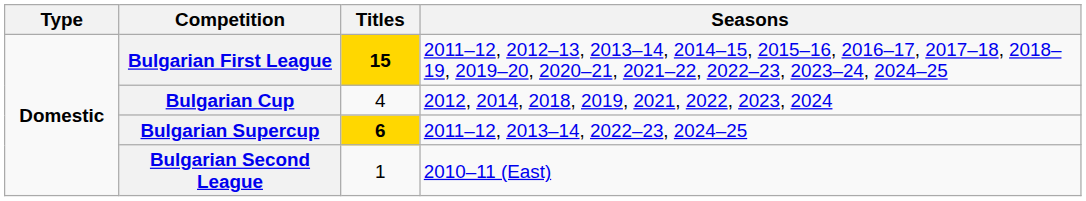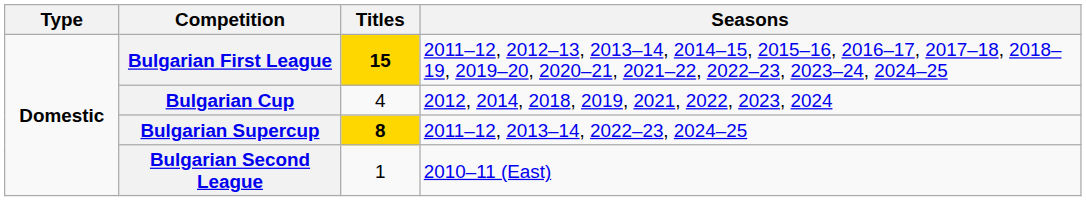(380, 130) 6 -> (380, 130) 8
